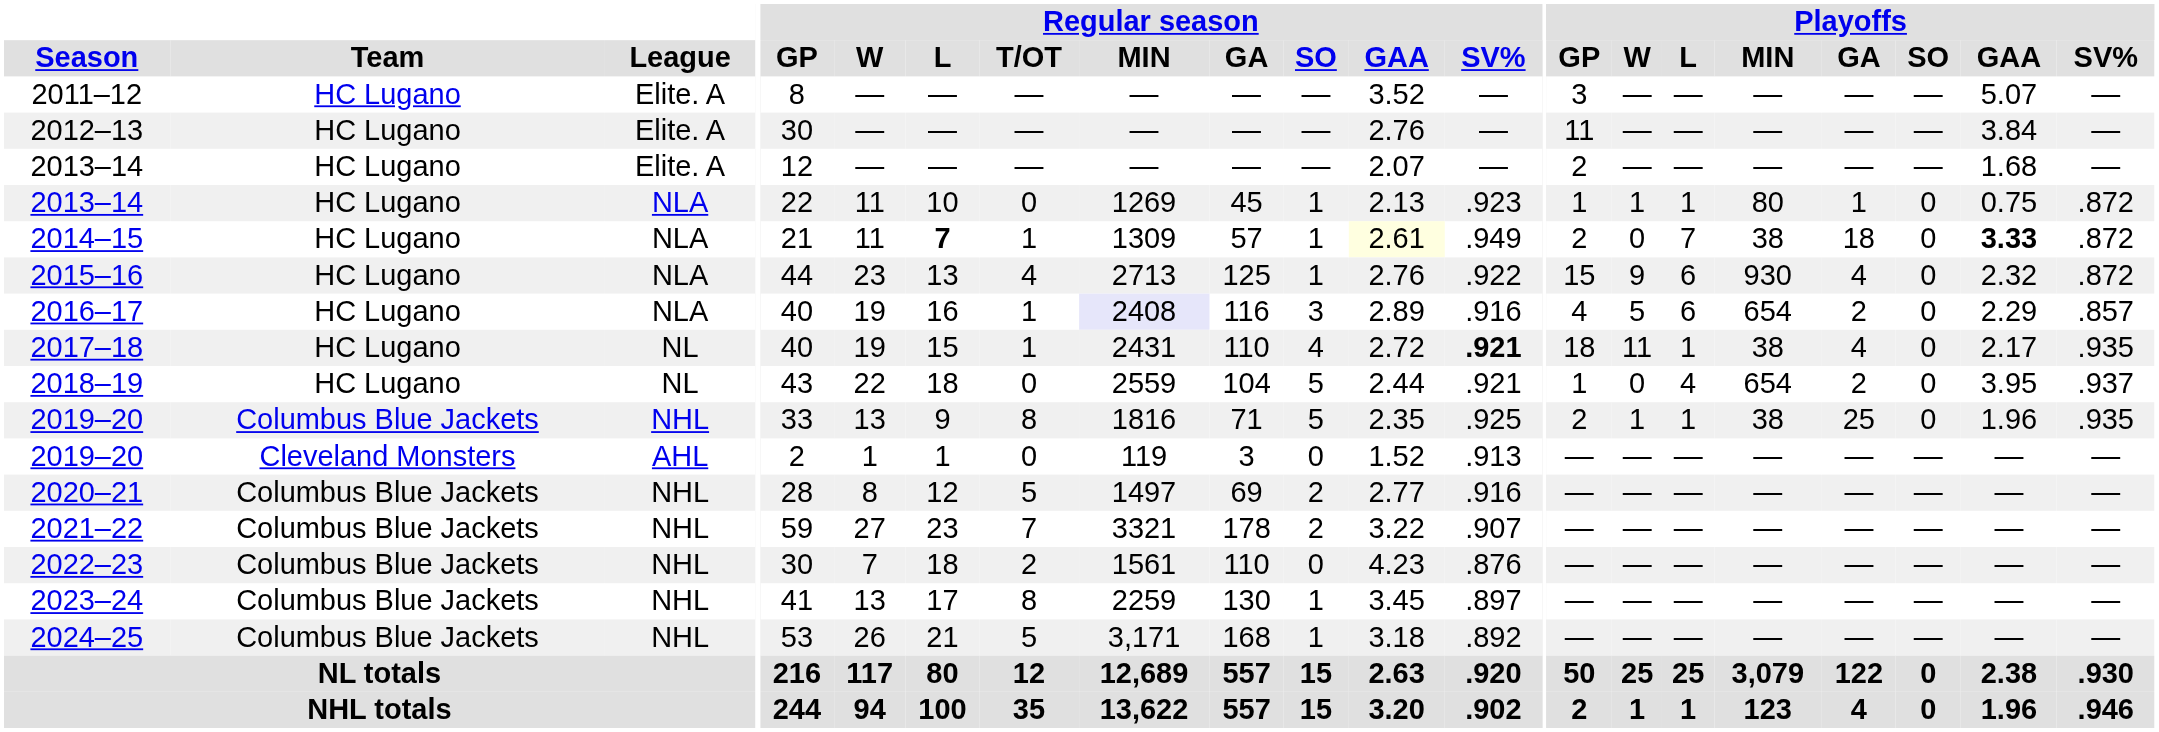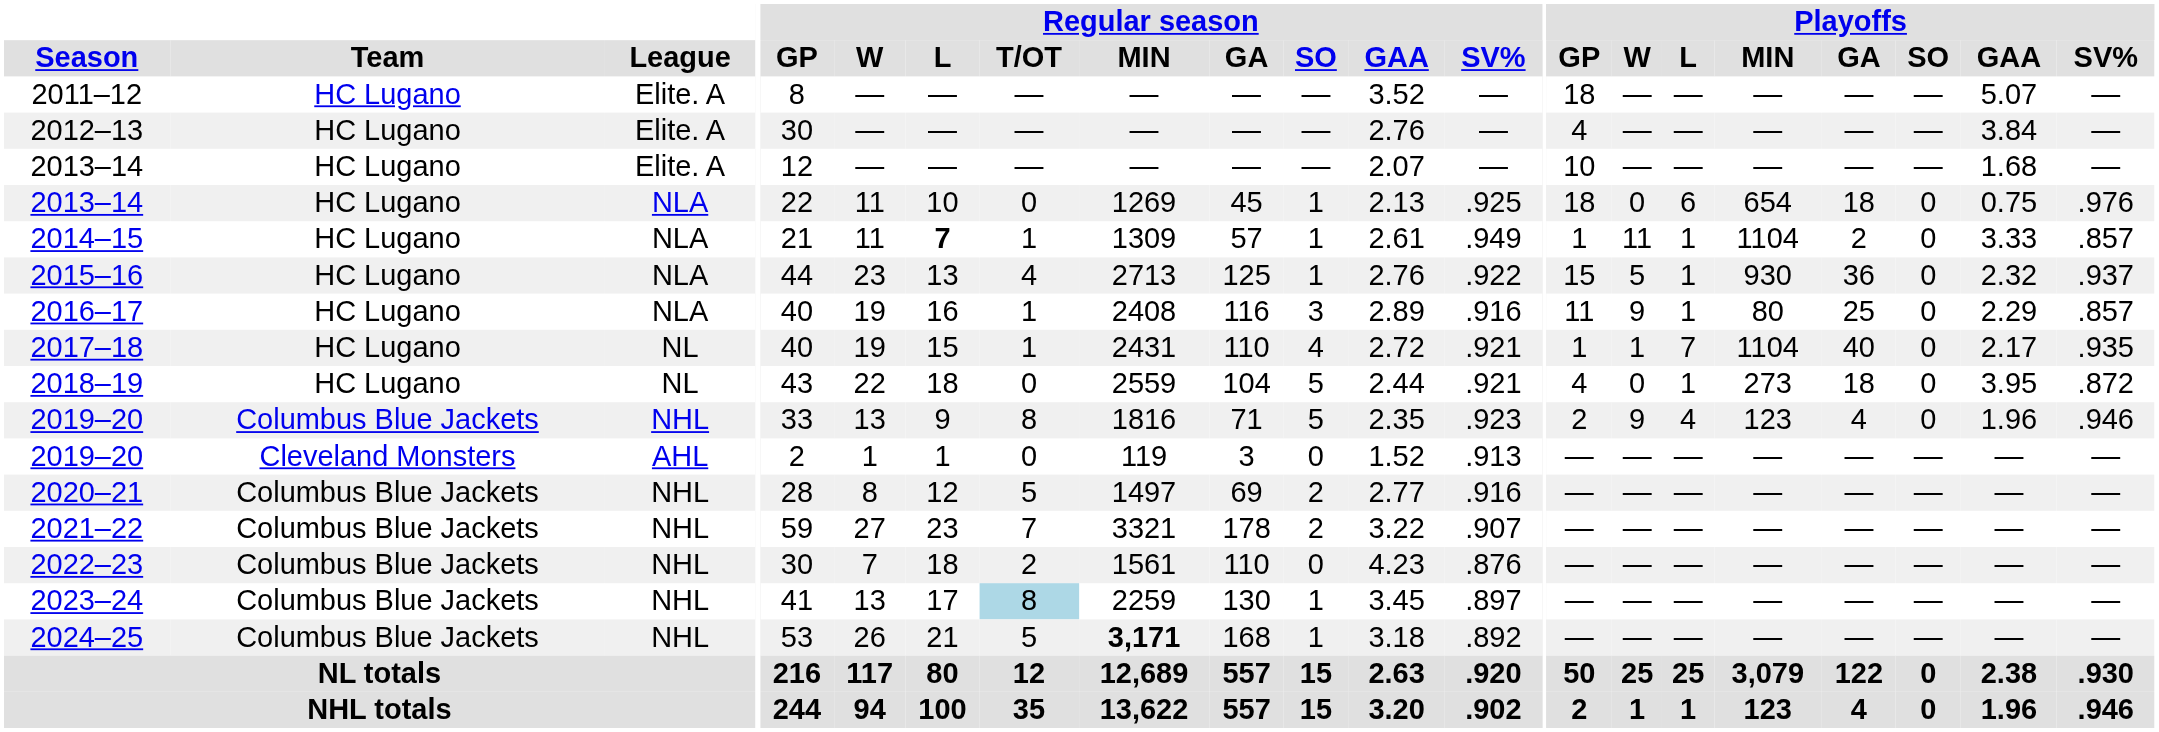(1579, 94) 3 -> (1579, 94) 18
(1579, 130) 11 -> (1579, 130) 4
(1579, 166) 2 -> (1579, 166) 10
(1493, 202) .923 -> (1493, 202) .925
(1579, 202) 1 -> (1579, 202) 18
(1637, 202) 1 -> (1637, 202) 0
(1688, 202) 1 -> (1688, 202) 6
(1768, 202) 80 -> (1768, 202) 654
(1859, 202) 1 -> (1859, 202) 18
(2106, 202) .872 -> (2106, 202) .976
(1397, 238) lightyellow background -> (1397, 238) no background
(1579, 238) 2 -> (1579, 238) 1
(1637, 238) 0 -> (1637, 238) 11
(1688, 238) 7 -> (1688, 238) 1
(1768, 238) 38 -> (1768, 238) 1104
(1859, 238) 18 -> (1859, 238) 2
(2009, 238) bold -> (2009, 238) normal
(2106, 238) .872 -> (2106, 238) .857
(1637, 275) 9 -> (1637, 275) 5
(1688, 275) 6 -> (1688, 275) 1
(1859, 275) 4 -> (1859, 275) 36
(2106, 275) .872 -> (2106, 275) .937
(1144, 311) lavender background -> (1144, 311) no background
(1579, 311) 4 -> (1579, 311) 11
(1637, 311) 5 -> (1637, 311) 9
(1688, 311) 6 -> (1688, 311) 1
(1768, 311) 654 -> (1768, 311) 80
(1859, 311) 2 -> (1859, 311) 25
(1493, 347) bold -> (1493, 347) normal
(1579, 347) 18 -> (1579, 347) 1
(1637, 347) 11 -> (1637, 347) 1
(1688, 347) 1 -> (1688, 347) 7
(1768, 347) 38 -> (1768, 347) 1104
(1859, 347) 4 -> (1859, 347) 40
(1579, 383) 1 -> (1579, 383) 4
(1688, 383) 4 -> (1688, 383) 1
(1768, 383) 654 -> (1768, 383) 273
(1859, 383) 2 -> (1859, 383) 18
(2106, 383) .937 -> (2106, 383) .872
(1493, 419) .925 -> (1493, 419) .923
(1637, 419) 1 -> (1637, 419) 9
(1688, 419) 1 -> (1688, 419) 4
(1768, 419) 38 -> (1768, 419) 123
(1859, 419) 25 -> (1859, 419) 4
(2106, 419) .935 -> (2106, 419) .946
(1029, 600) no background -> (1029, 600) lightblue background
(1144, 637) normal -> (1144, 637) bold
